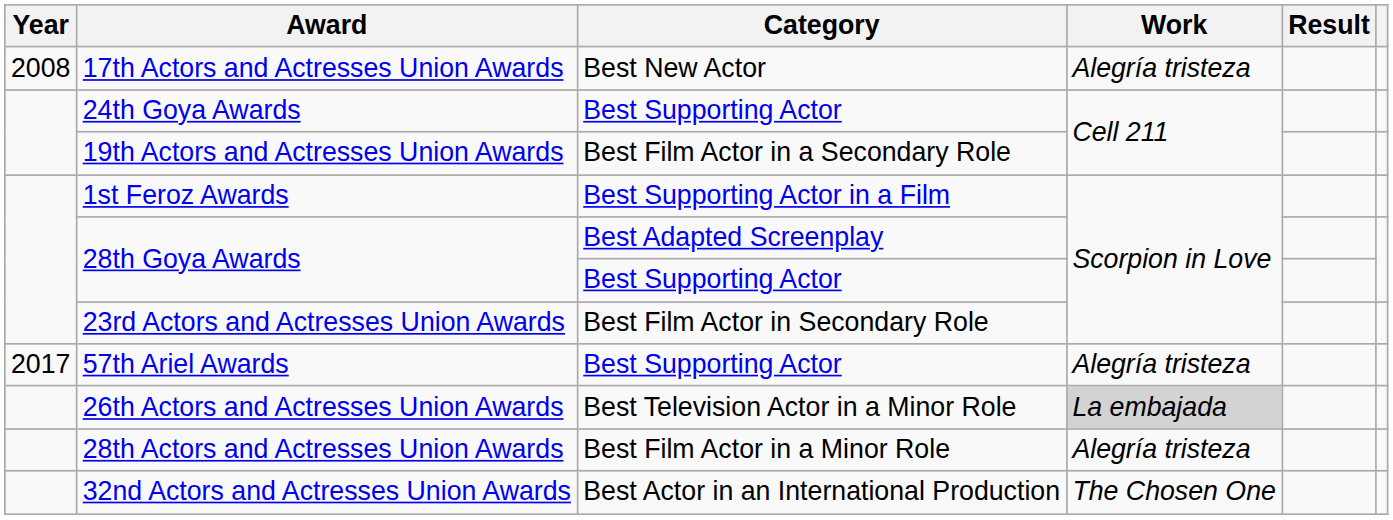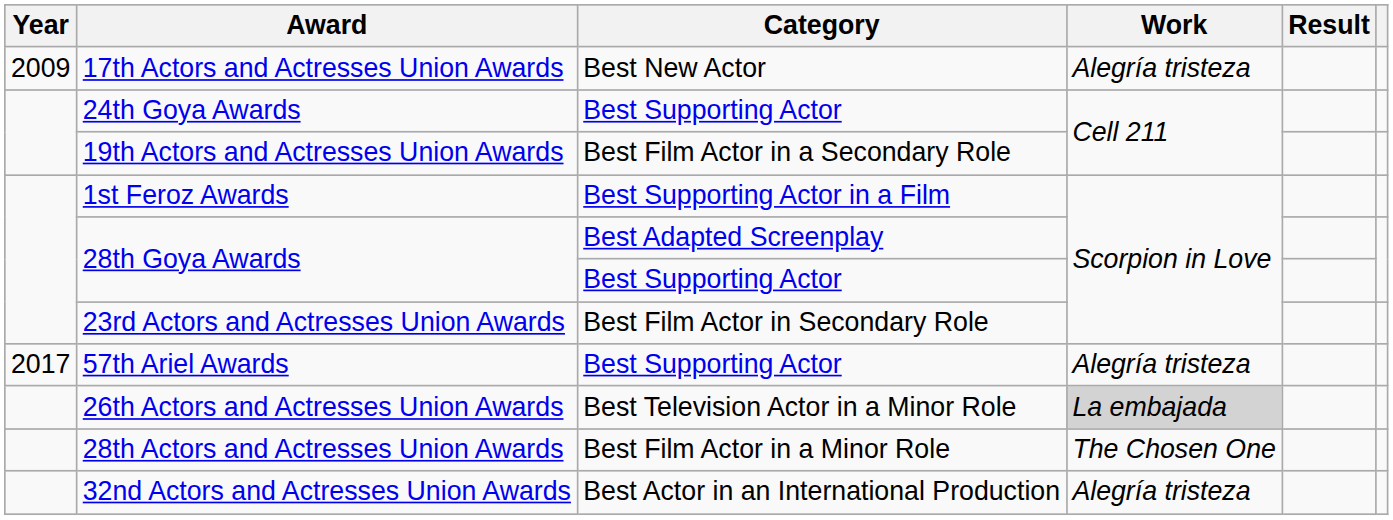(41, 68) 2008 -> (41, 68) 2009
(1161, 449) Alegría tristeza -> (1174, 449) The Chosen One
(1174, 491) The Chosen One -> (1161, 491) Alegría tristeza
